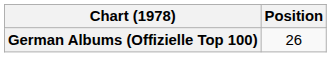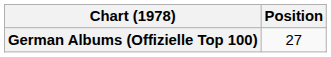(294, 39) 26 -> (294, 39) 27
